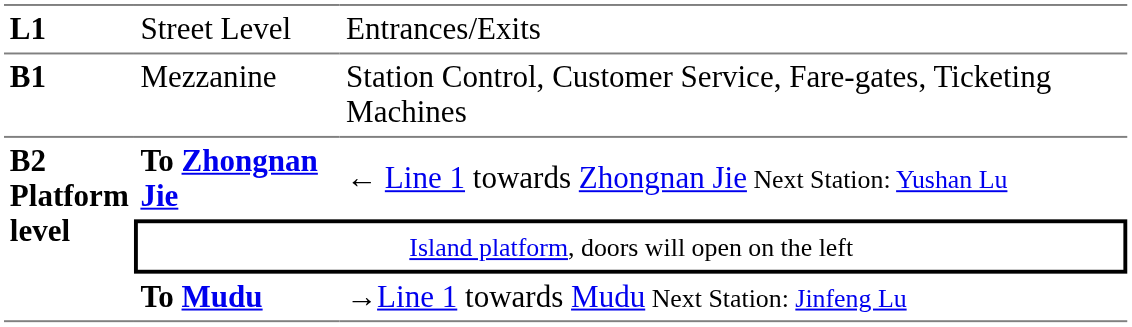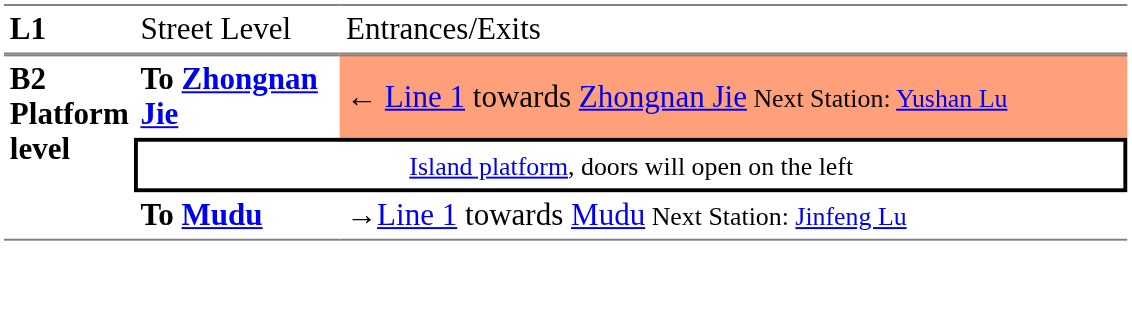- row: (208, 77)
(677, 178) no background -> (677, 96) lightsalmon background
